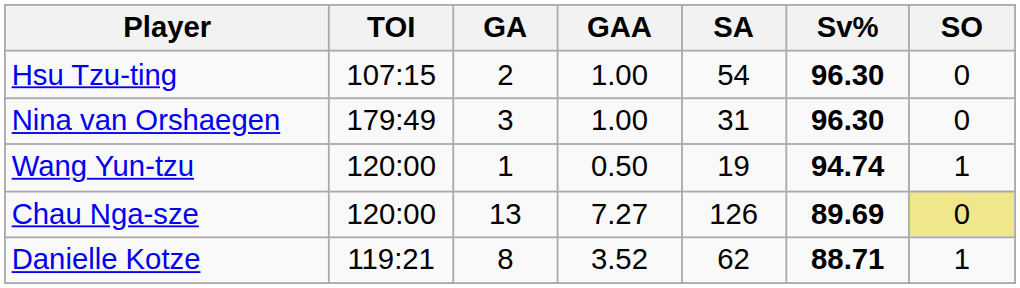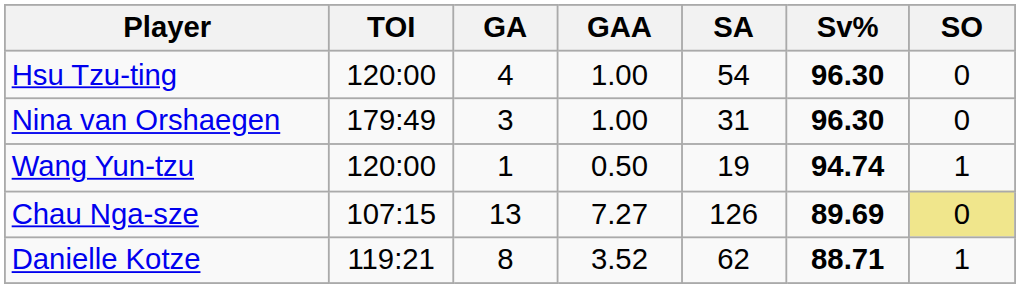(391, 74) 107:15 -> (391, 74) 120:00
(505, 74) 2 -> (505, 74) 4
(391, 213) 120:00 -> (391, 213) 107:15
